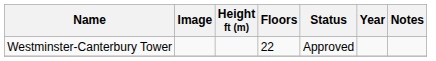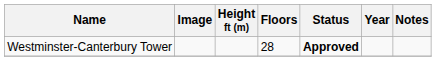(267, 46) 22 -> (267, 46) 28
(329, 46) normal -> (331, 46) bold
